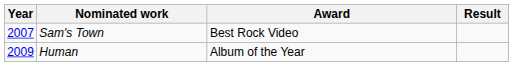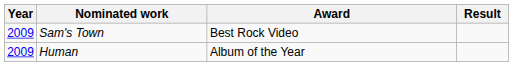(20, 33) 2007 -> (20, 33) 2009
